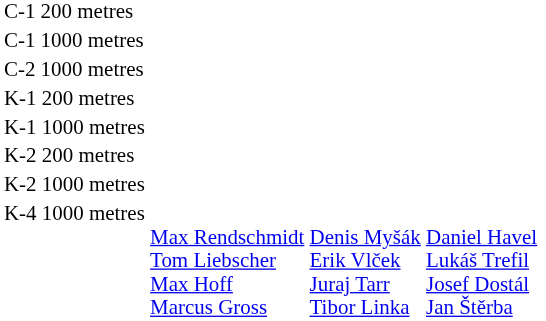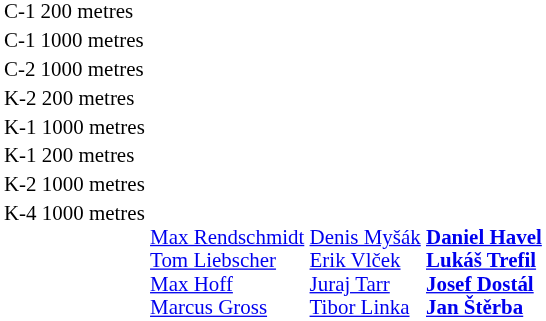rows swapped: (69, 98) <-> (69, 155)
(482, 272) normal -> (484, 272) bold
